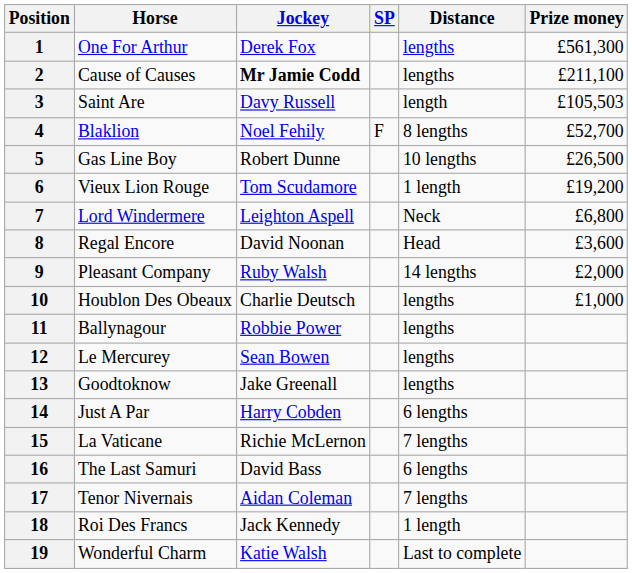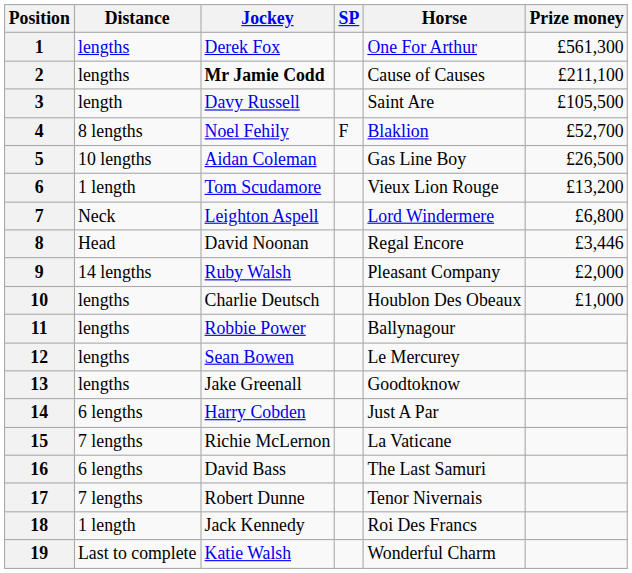columns swapped: (155, 18) <-> (462, 18)
(590, 103) £105,503 -> (590, 103) £105,500
(290, 159) Robert Dunne -> (261, 159) Aidan Coleman
(595, 187) £19,200 -> (595, 187) £13,200
(599, 243) £3,600 -> (599, 243) £3,446
(296, 497) Aidan Coleman -> (255, 497) Robert Dunne
